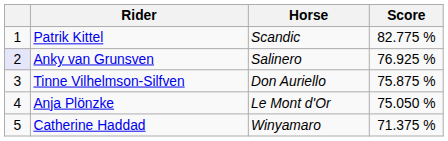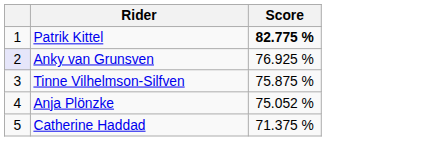- column: (309, 16)
(406, 38) normal -> (285, 38) bold
(406, 103) 75.050 % -> (285, 103) 75.052 %
